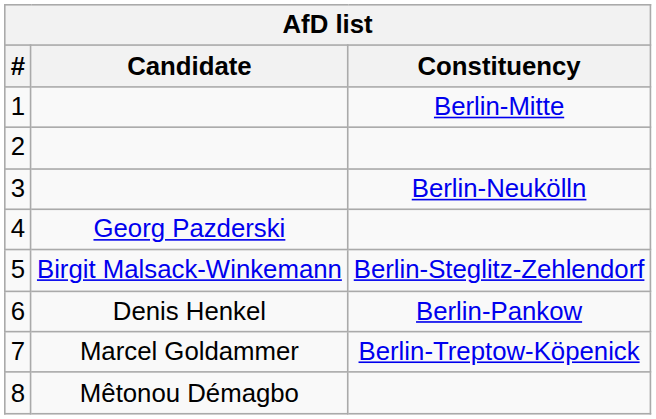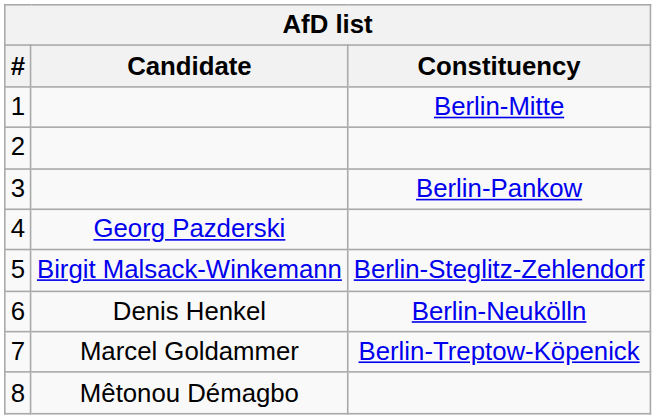(499, 188) Berlin-Neukölln -> (499, 188) Berlin-Pankow
(499, 310) Berlin-Pankow -> (499, 310) Berlin-Neukölln
